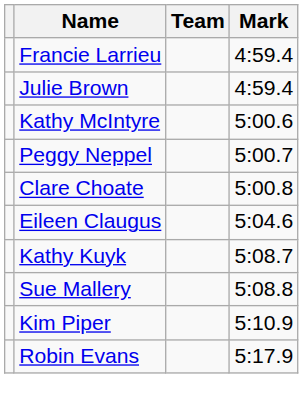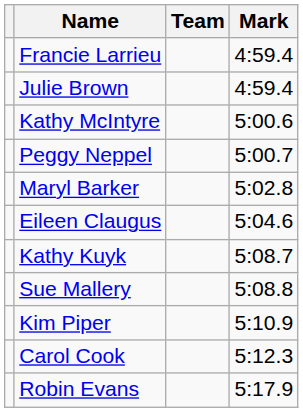- row: (81, 188)
+ row: (79, 188)
+ row: (72, 356)
